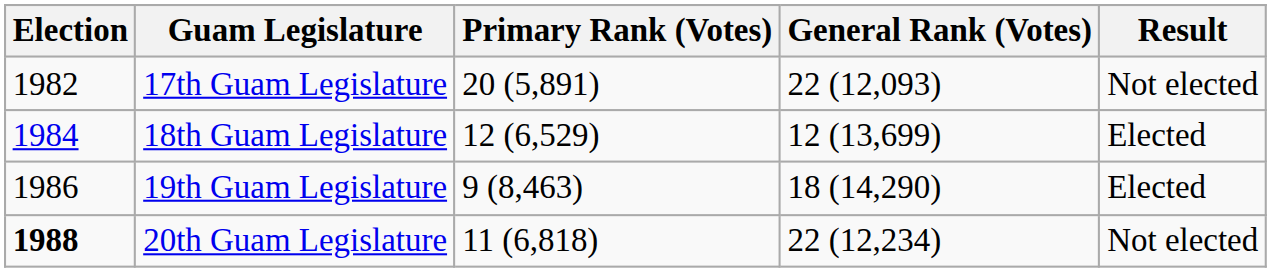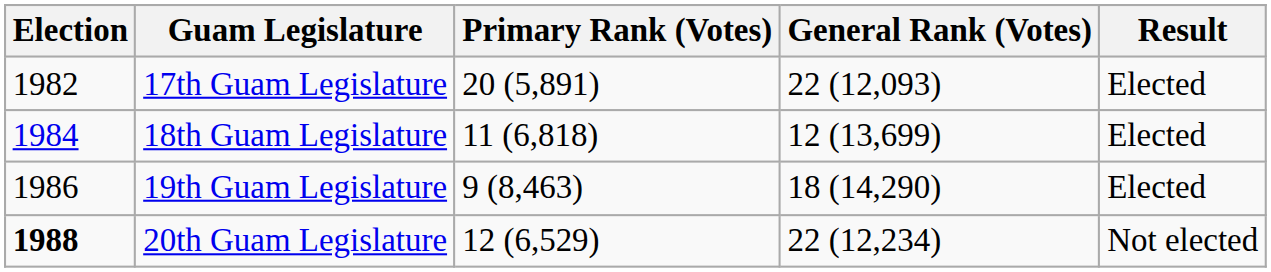(1183, 82) Not elected -> (1157, 82) Elected
(531, 135) 12 (6,529) -> (530, 135) 11 (6,818)
(530, 239) 11 (6,818) -> (531, 239) 12 (6,529)
